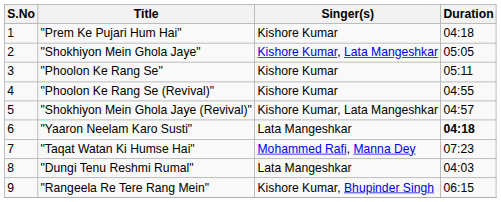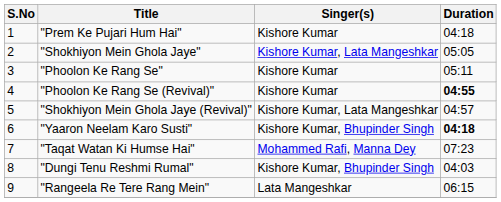(459, 91) normal -> (459, 91) bold
(304, 129) Lata Mangeshkar -> (346, 129) Kishore Kumar, Bhupinder Singh
(304, 168) Lata Mangeshkar -> (346, 168) Kishore Kumar, Bhupinder Singh
(346, 187) Kishore Kumar, Bhupinder Singh -> (304, 187) Lata Mangeshkar
